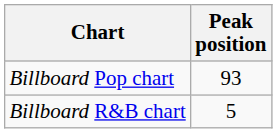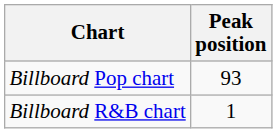(231, 111) 5 -> (231, 111) 1
